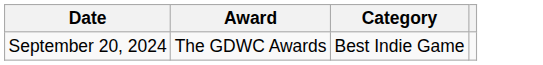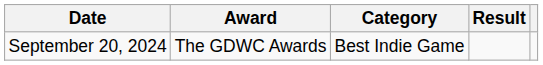+ column: (499, 18)
